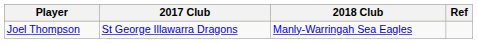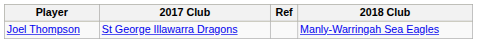columns swapped: (358, 13) <-> (459, 13)
